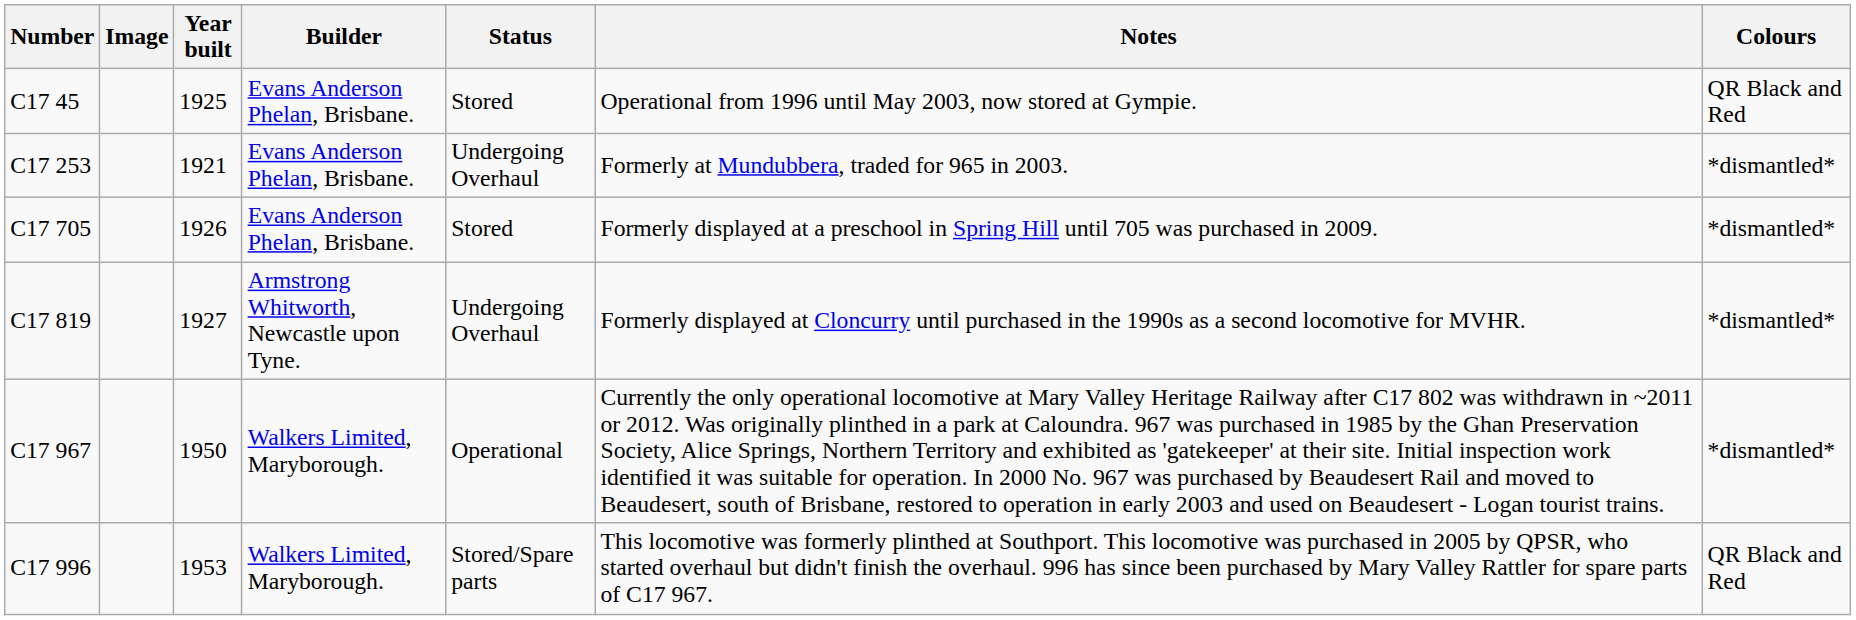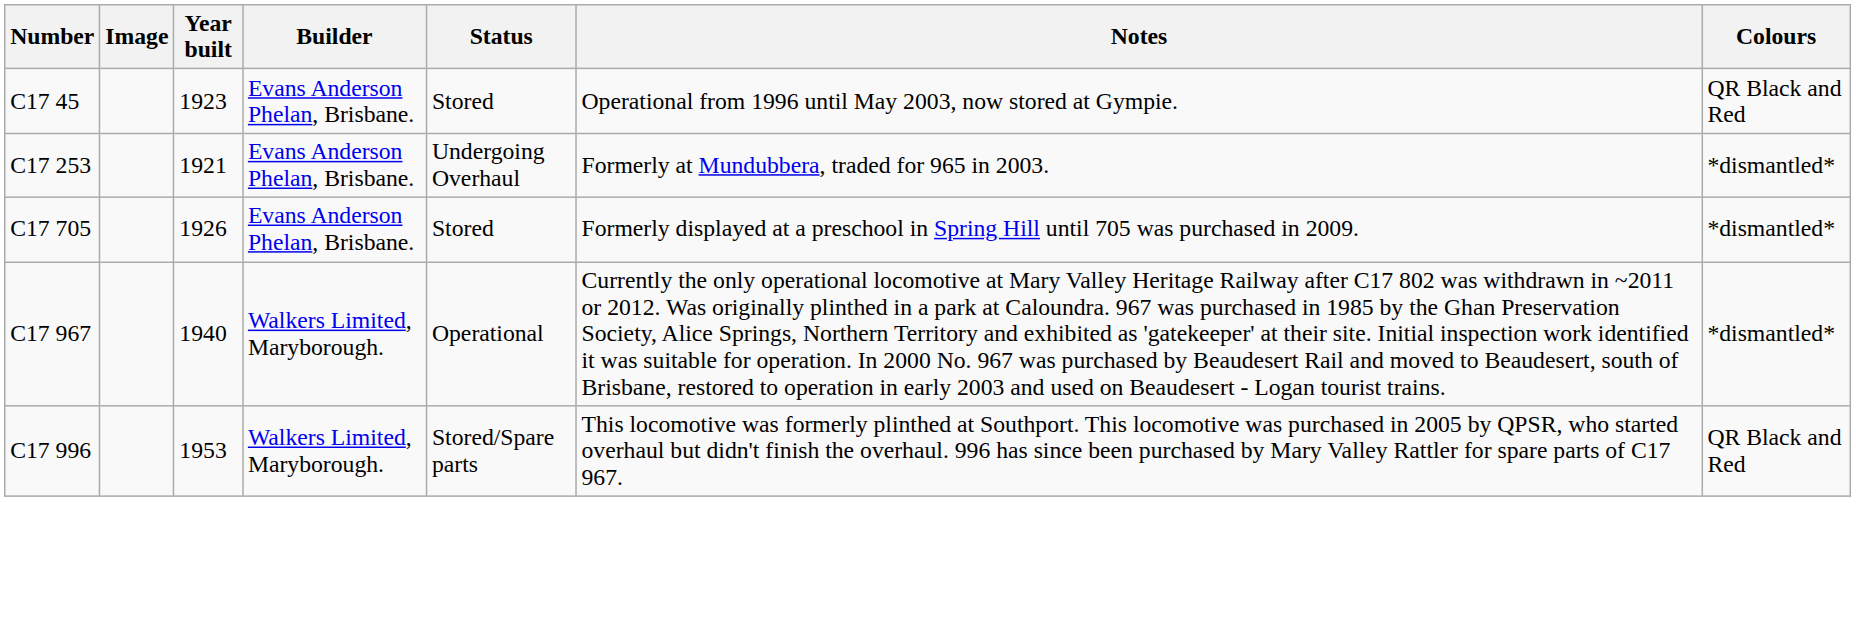(203, 100) 1925 -> (203, 100) 1923
- row: (51, 320)
(203, 450) 1950 -> (203, 333) 1940
